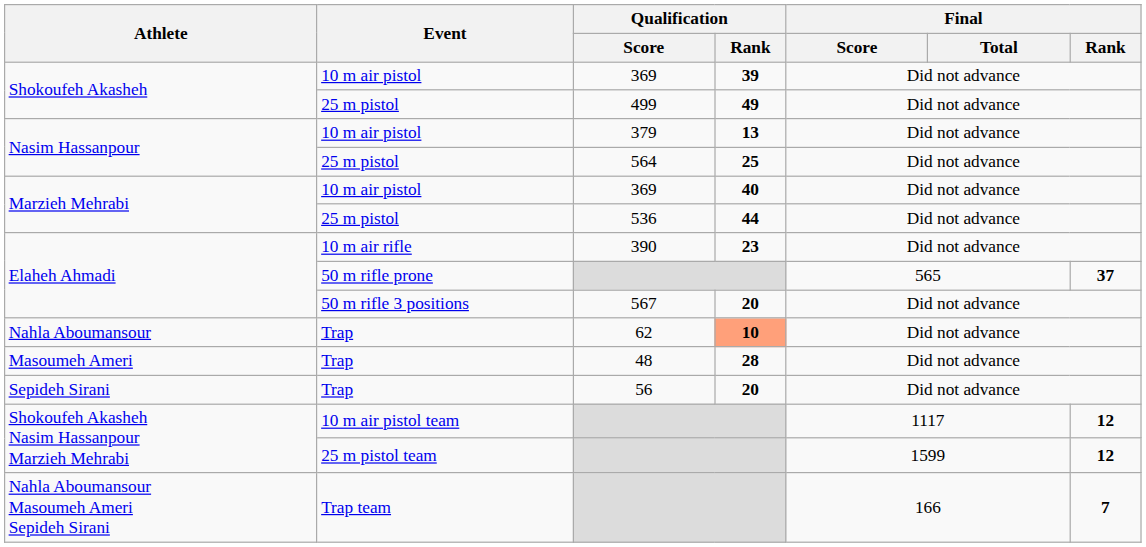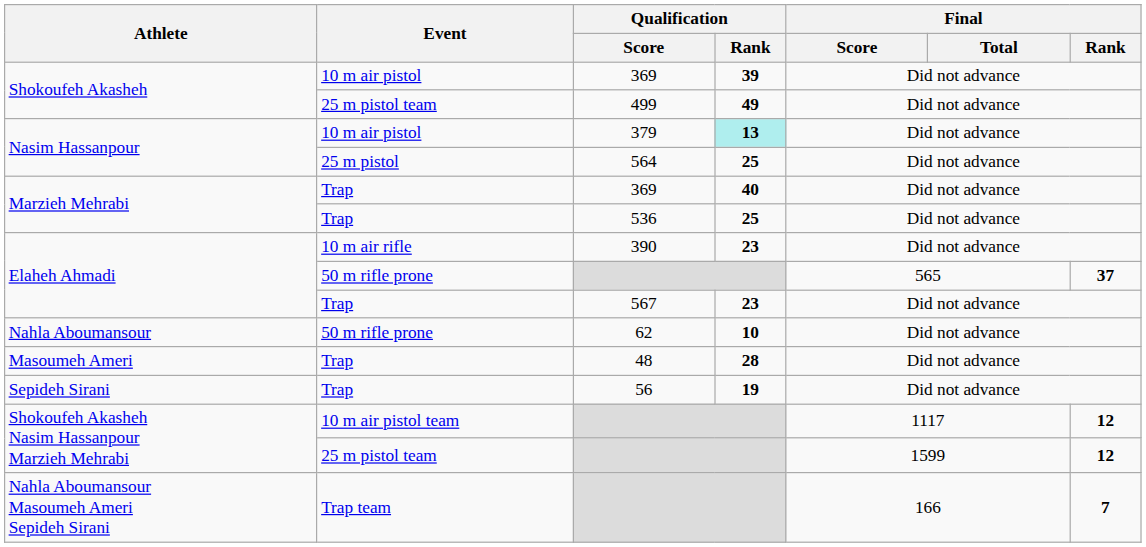(360, 104) 25 m pistol -> (379, 104) 25 m pistol team
(750, 133) no background -> (750, 133) paleturquoise background
(371, 190) 10 m air pistol -> (337, 190) Trap
(360, 218) 25 m pistol -> (337, 218) Trap
(750, 218) 44 -> (750, 218) 25
(395, 304) 50 m rifle 3 positions -> (337, 304) Trap
(750, 304) 20 -> (750, 304) 23
(337, 332) Trap -> (377, 332) 50 m rifle prone
(750, 332) lightsalmon background -> (750, 332) no background
(750, 389) 20 -> (750, 389) 19
